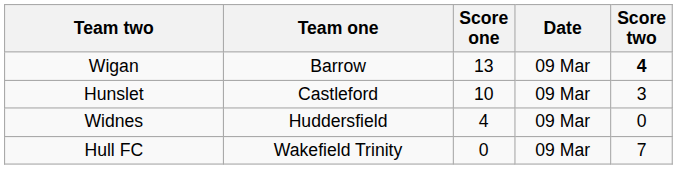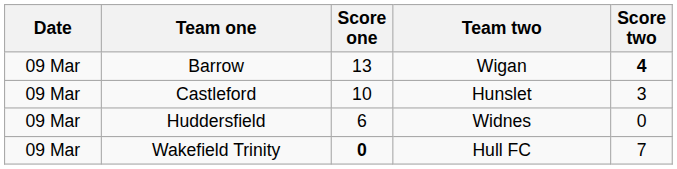columns swapped: (563, 28) <-> (114, 28)
(484, 121) 4 -> (362, 121) 6
(484, 149) normal -> (362, 149) bold
